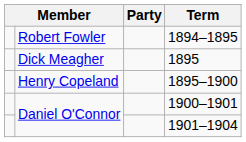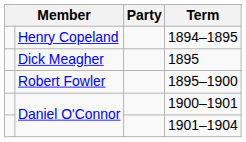(62, 37) Robert Fowler -> (68, 37) Henry Copeland
(68, 81) Henry Copeland -> (62, 81) Robert Fowler
